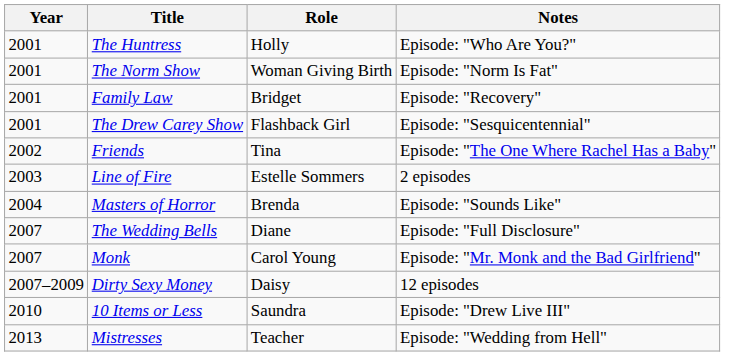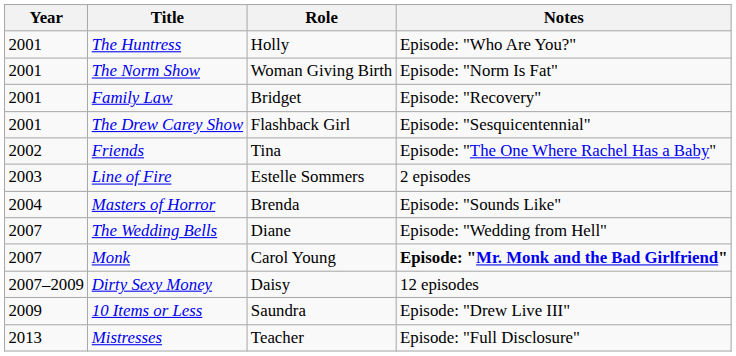(490, 230) Episode: "Full Disclosure" -> (503, 230) Episode: "Wedding from Hell"
(550, 257) normal -> (564, 257) bold
(25, 310) 2010 -> (25, 310) 2009
(503, 337) Episode: "Wedding from Hell" -> (490, 337) Episode: "Full Disclosure"
